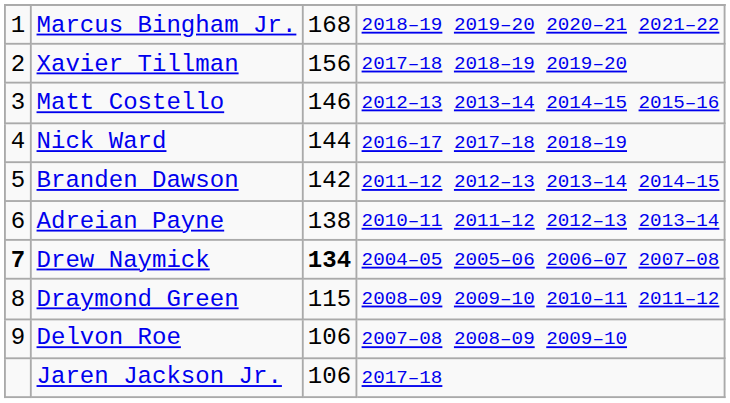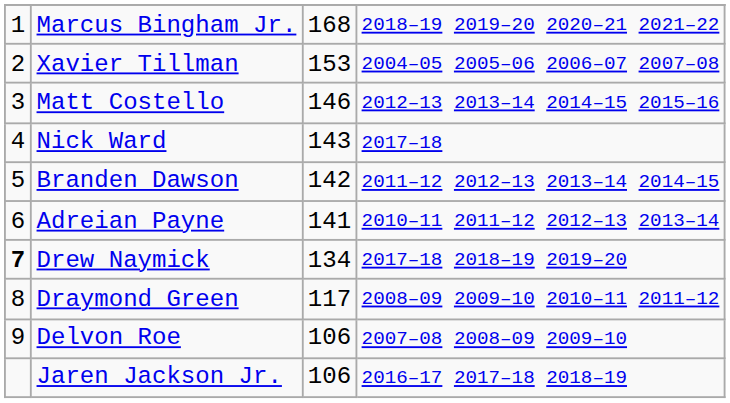(329, 64) 156 -> (329, 64) 153
(494, 64) 2017–18 2018–19 2019–20 -> (540, 64) 2004–05 2005–06 2006–07 2007–08
(329, 142) 144 -> (329, 142) 143
(494, 142) 2016–17 2017–18 2018–19 -> (402, 142) 2017–18
(329, 221) 138 -> (329, 221) 141
(329, 260) bold -> (329, 260) normal
(540, 260) 2004–05 2005–06 2006–07 2007–08 -> (494, 260) 2017–18 2018–19 2019–20
(329, 299) 115 -> (329, 299) 117
(402, 377) 2017–18 -> (494, 377) 2016–17 2017–18 2018–19
